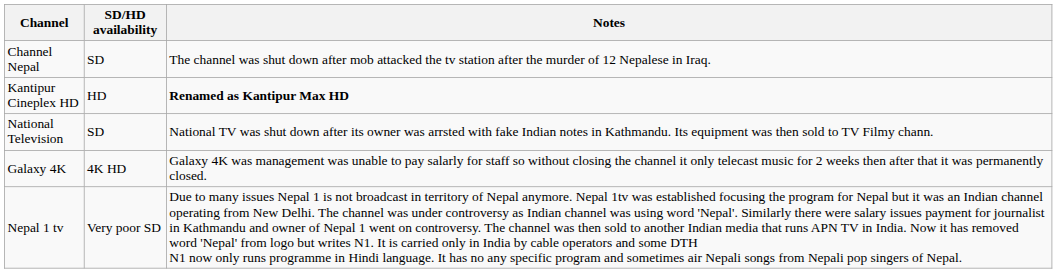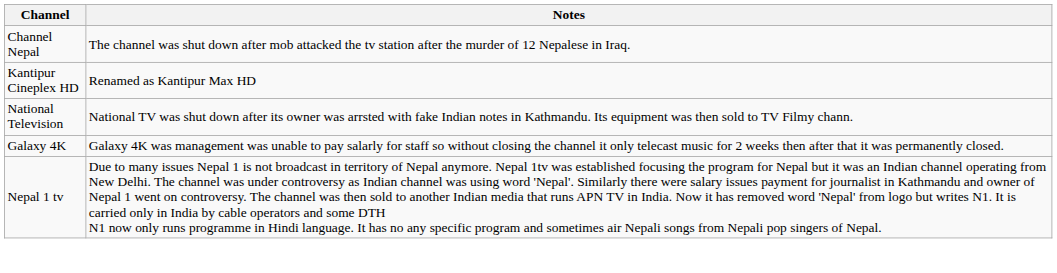- column: (125, 22)
(259, 95) bold -> (172, 80) normal
